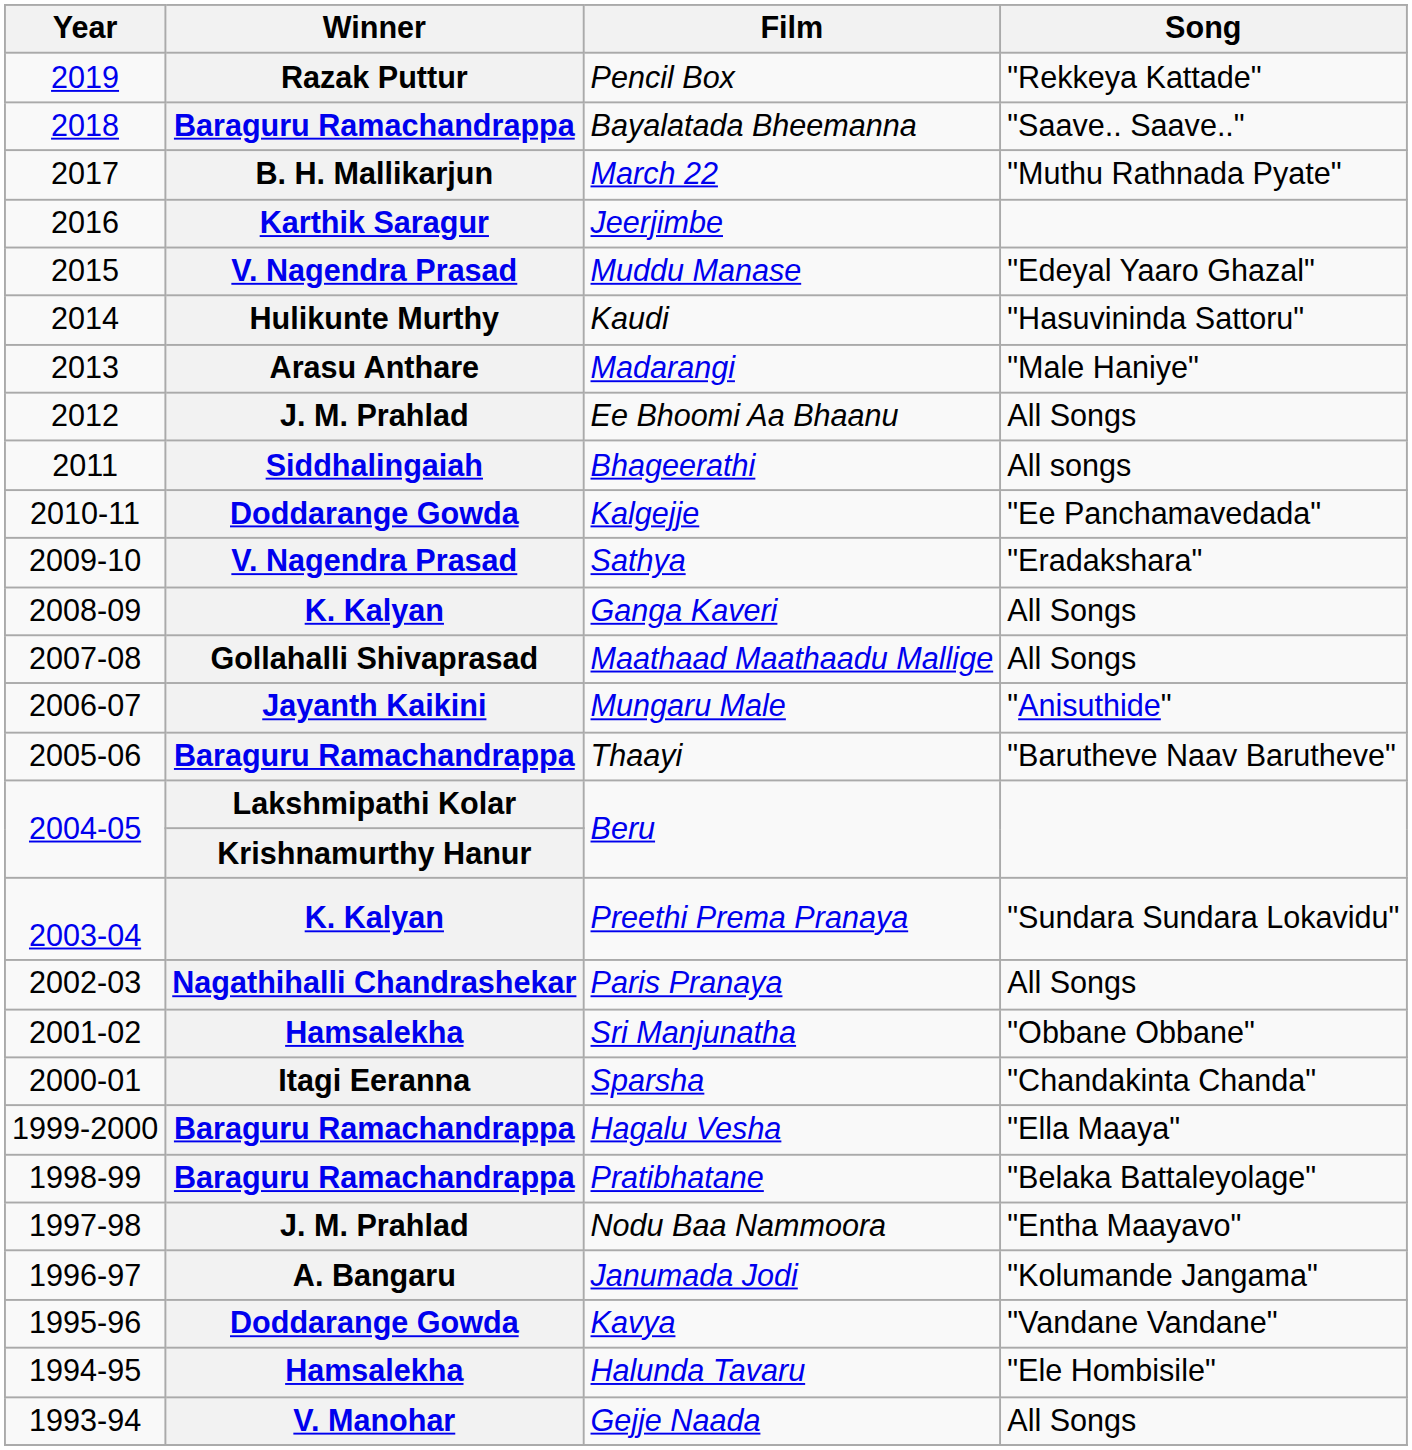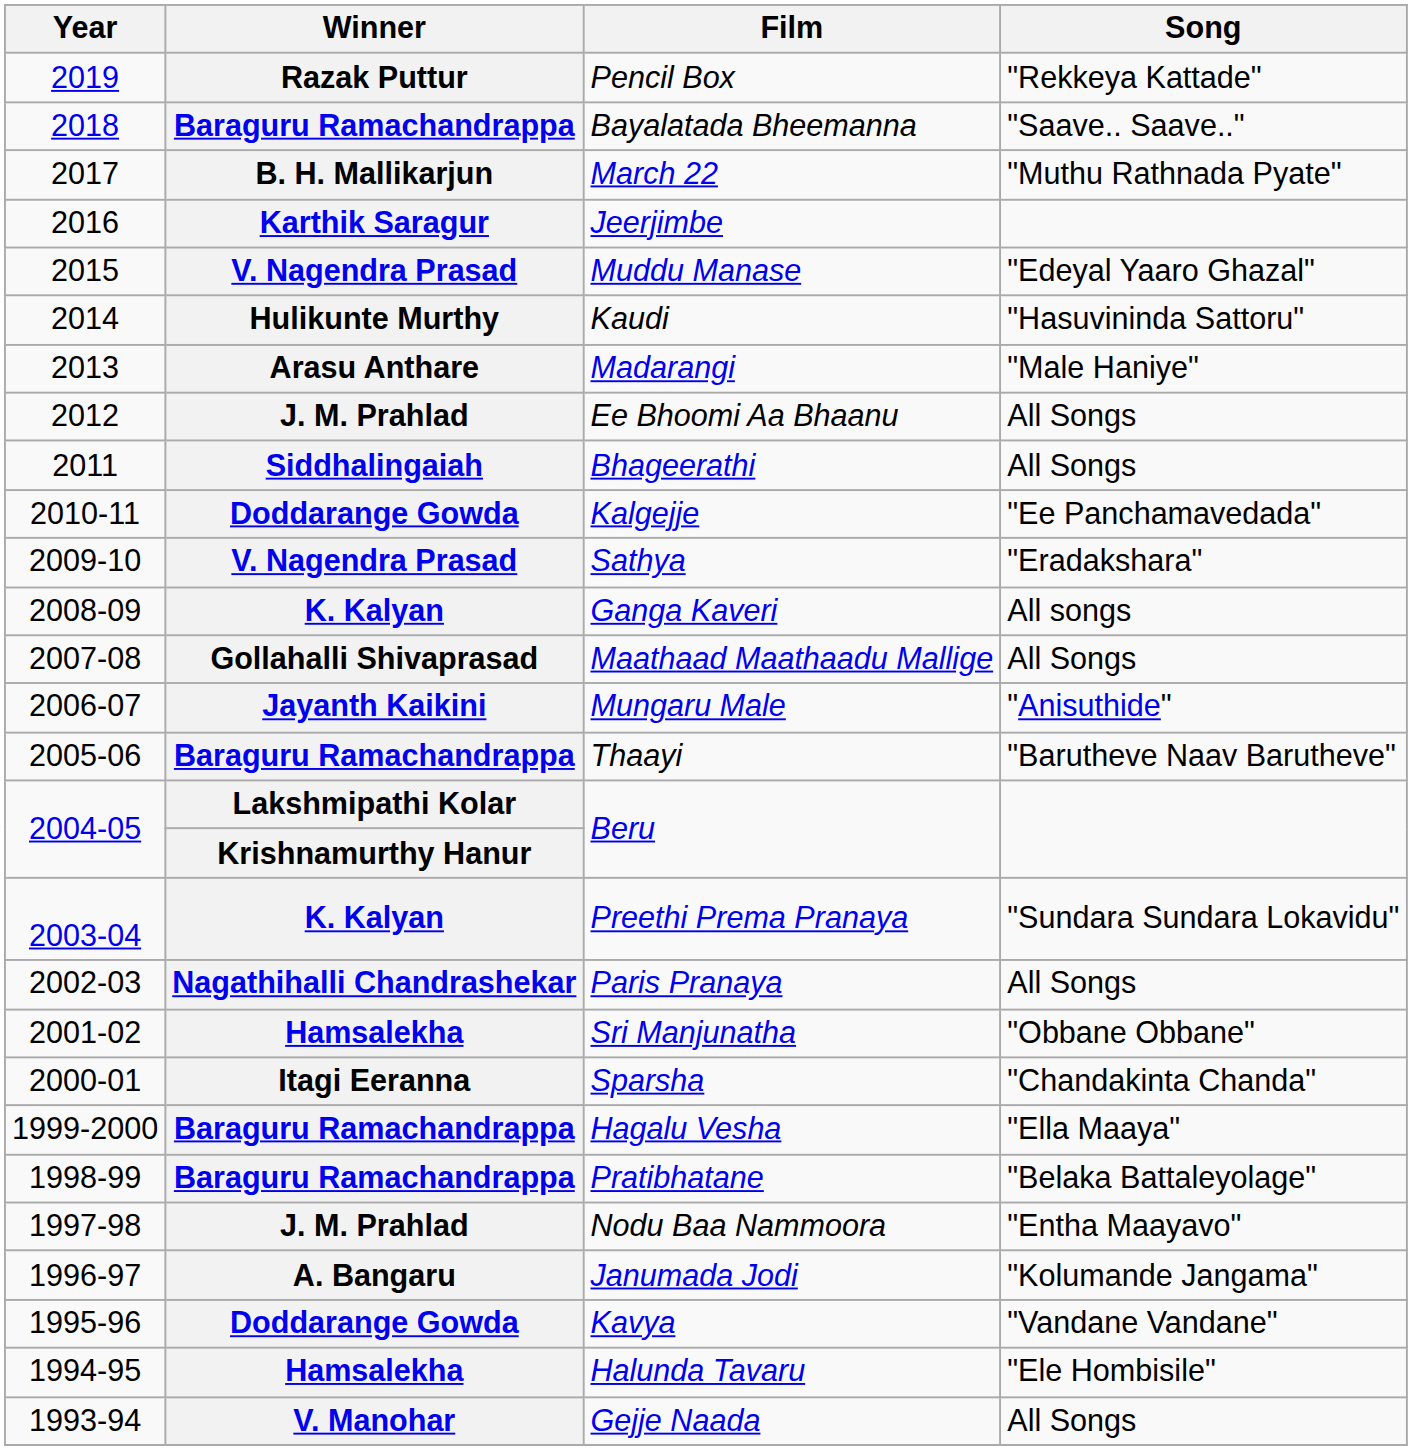(1069, 464) All songs -> (1072, 464) All Songs
(1072, 610) All Songs -> (1069, 610) All songs
